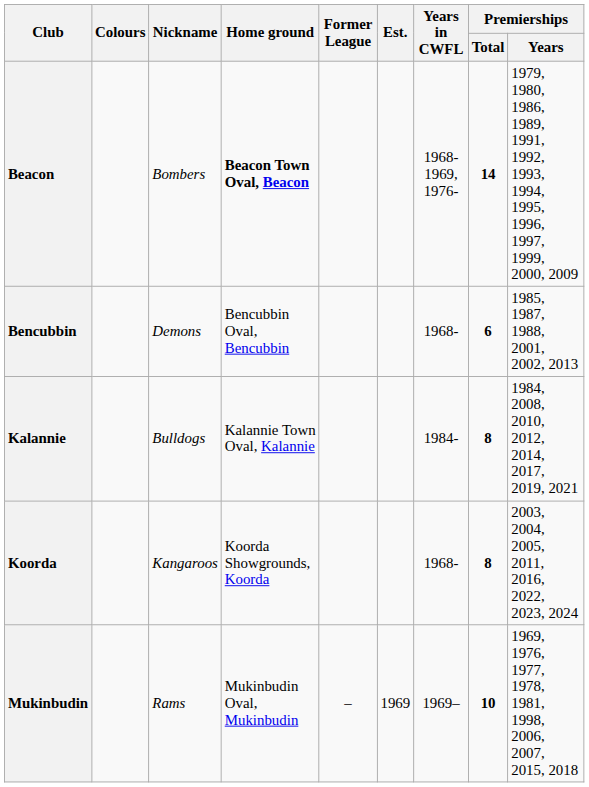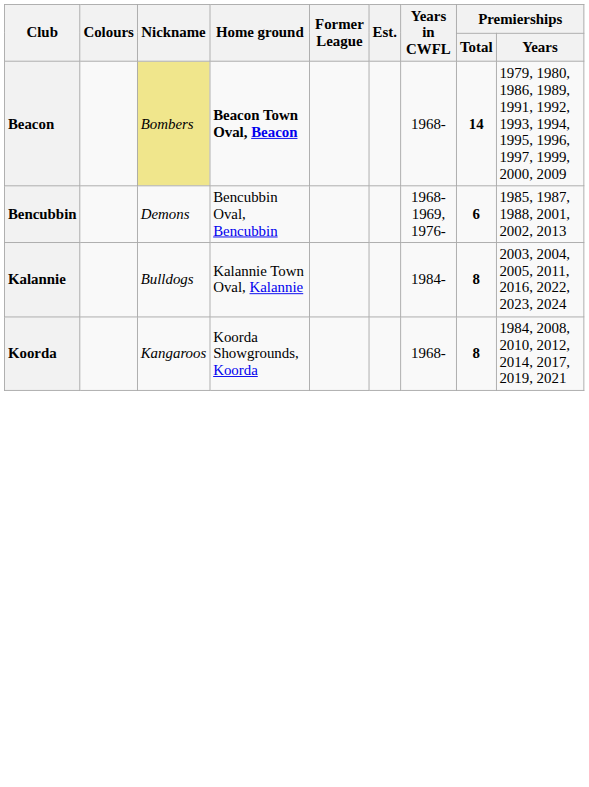(179, 173) no background -> (167, 123) khaki background
(441, 173) 1968-1969, 1976- -> (428, 123) 1968-
(441, 331) 1968- -> (428, 214) 1968-1969, 1976-
(545, 438) 1984, 2008, 2010, 2012, 2014, 2017, 2019, 2021 -> (535, 279) 2003, 2004, 2005, 2011, 2016, 2022, 2023, 2024
(545, 562) 2003, 2004, 2005, 2011, 2016, 2022, 2023, 2024 -> (535, 353) 1984, 2008, 2010, 2012, 2014, 2017, 2019, 2021
- row: (48, 703)
